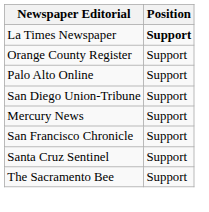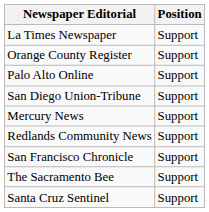(169, 34) bold -> (178, 34) normal
+ row: (80, 136)
rows swapped: (58, 156) <-> (61, 177)
